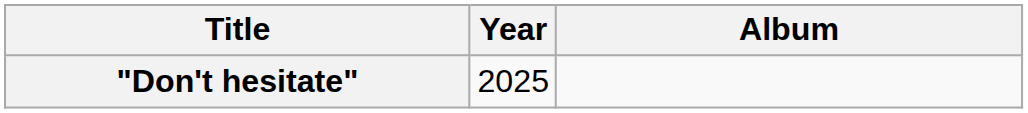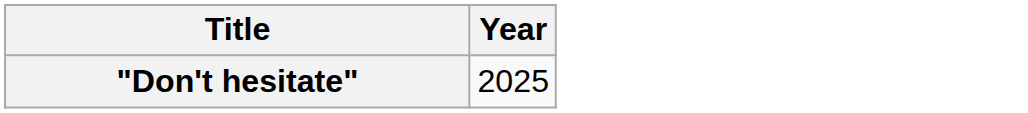- column: (789, 30)
